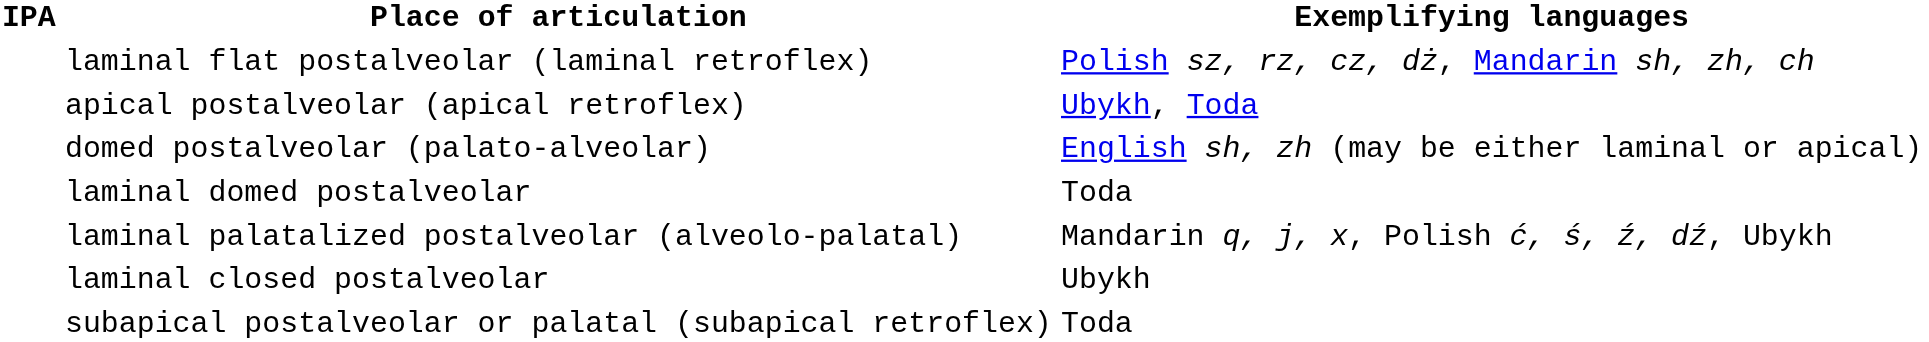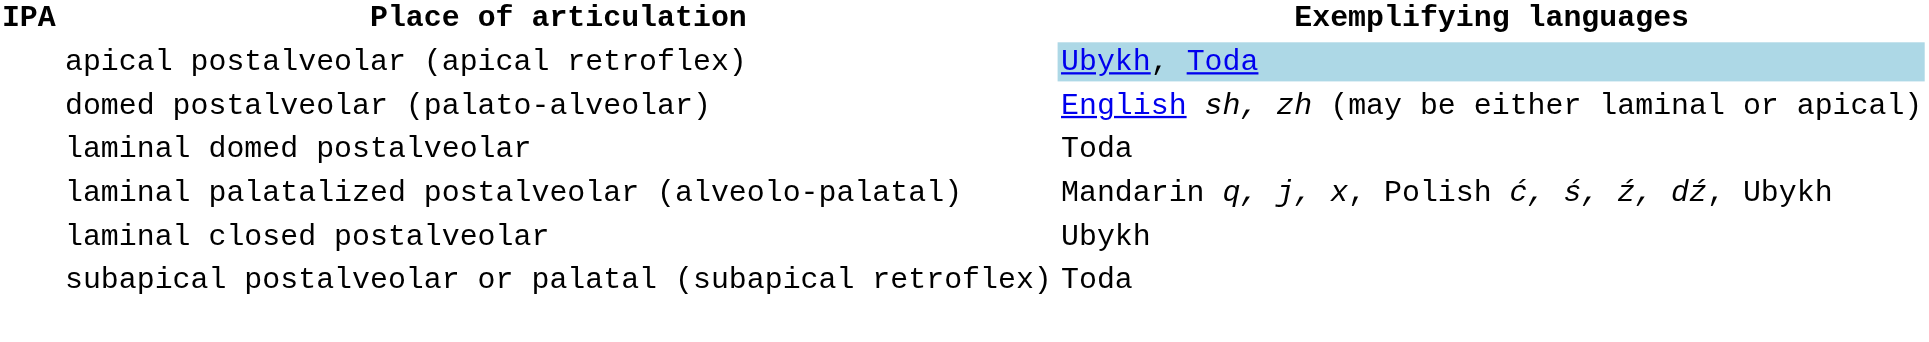- row: (469, 62)
(1160, 106) no background -> (1160, 62) lightblue background
